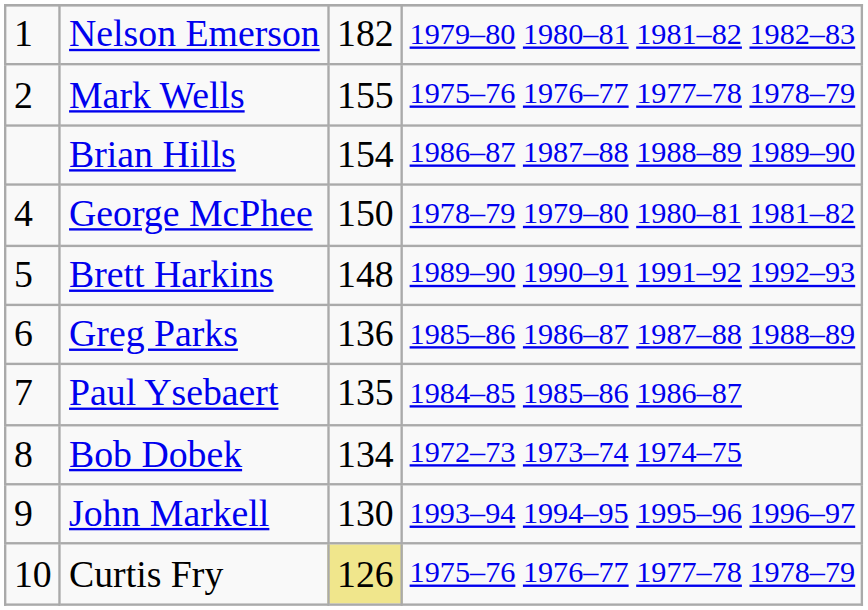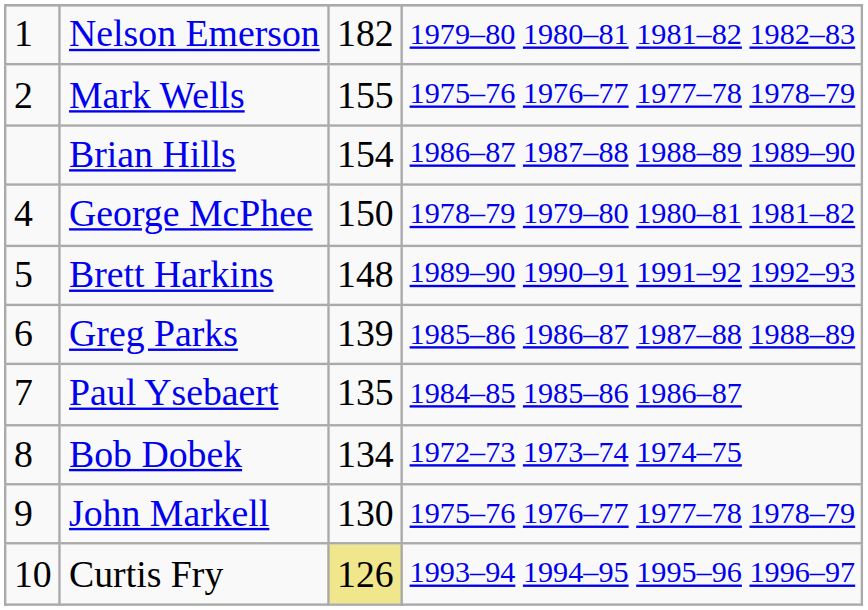(365, 333) 136 -> (365, 333) 139
(632, 513) 1993–94 1994–95 1995–96 1996–97 -> (632, 513) 1975–76 1976–77 1977–78 1978–79
(632, 573) 1975–76 1976–77 1977–78 1978–79 -> (632, 573) 1993–94 1994–95 1995–96 1996–97
